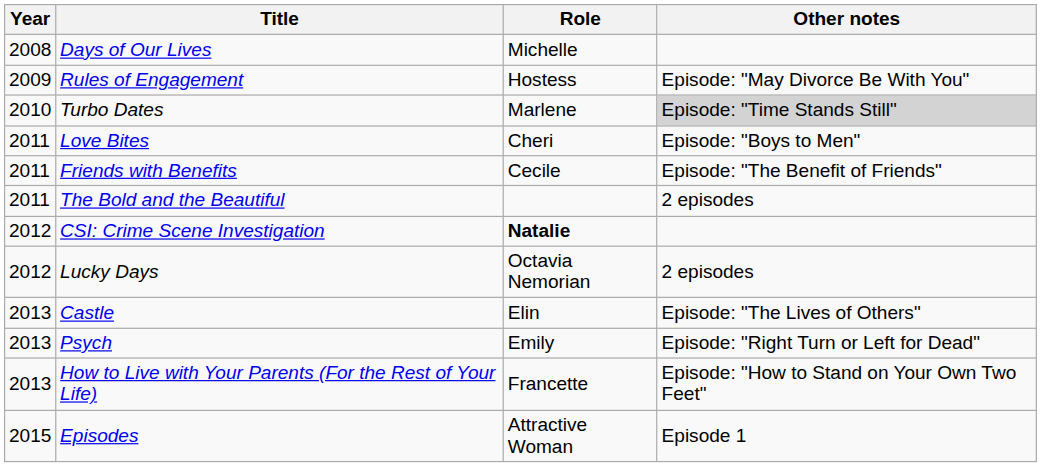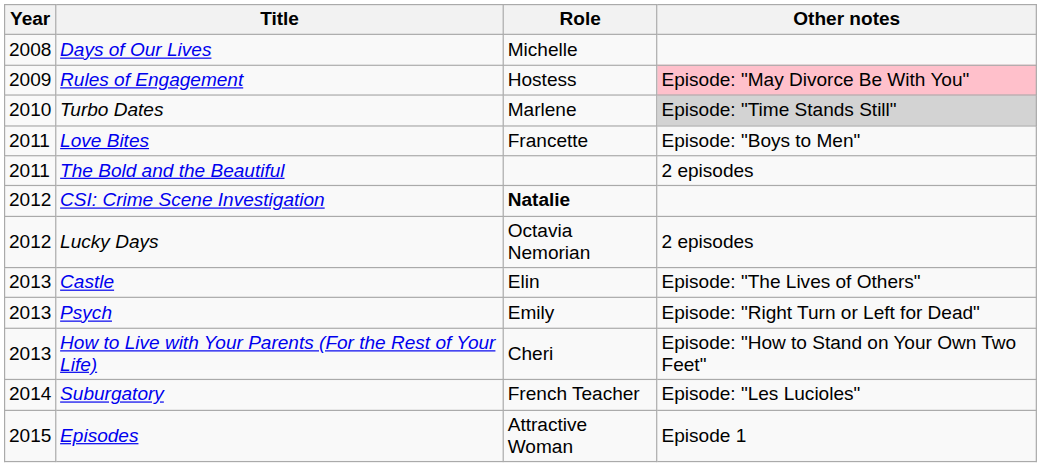(815, 79) no background -> (815, 79) pink background
(531, 140) Cheri -> (548, 140) Francette
- row: (148, 170)
(548, 383) Francette -> (530, 353) Cheri
+ row: (112, 394)
